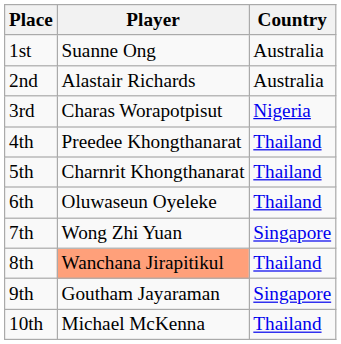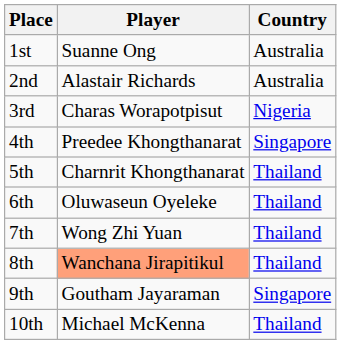(287, 141) Thailand -> (292, 141) Singapore
(292, 232) Singapore -> (287, 232) Thailand
